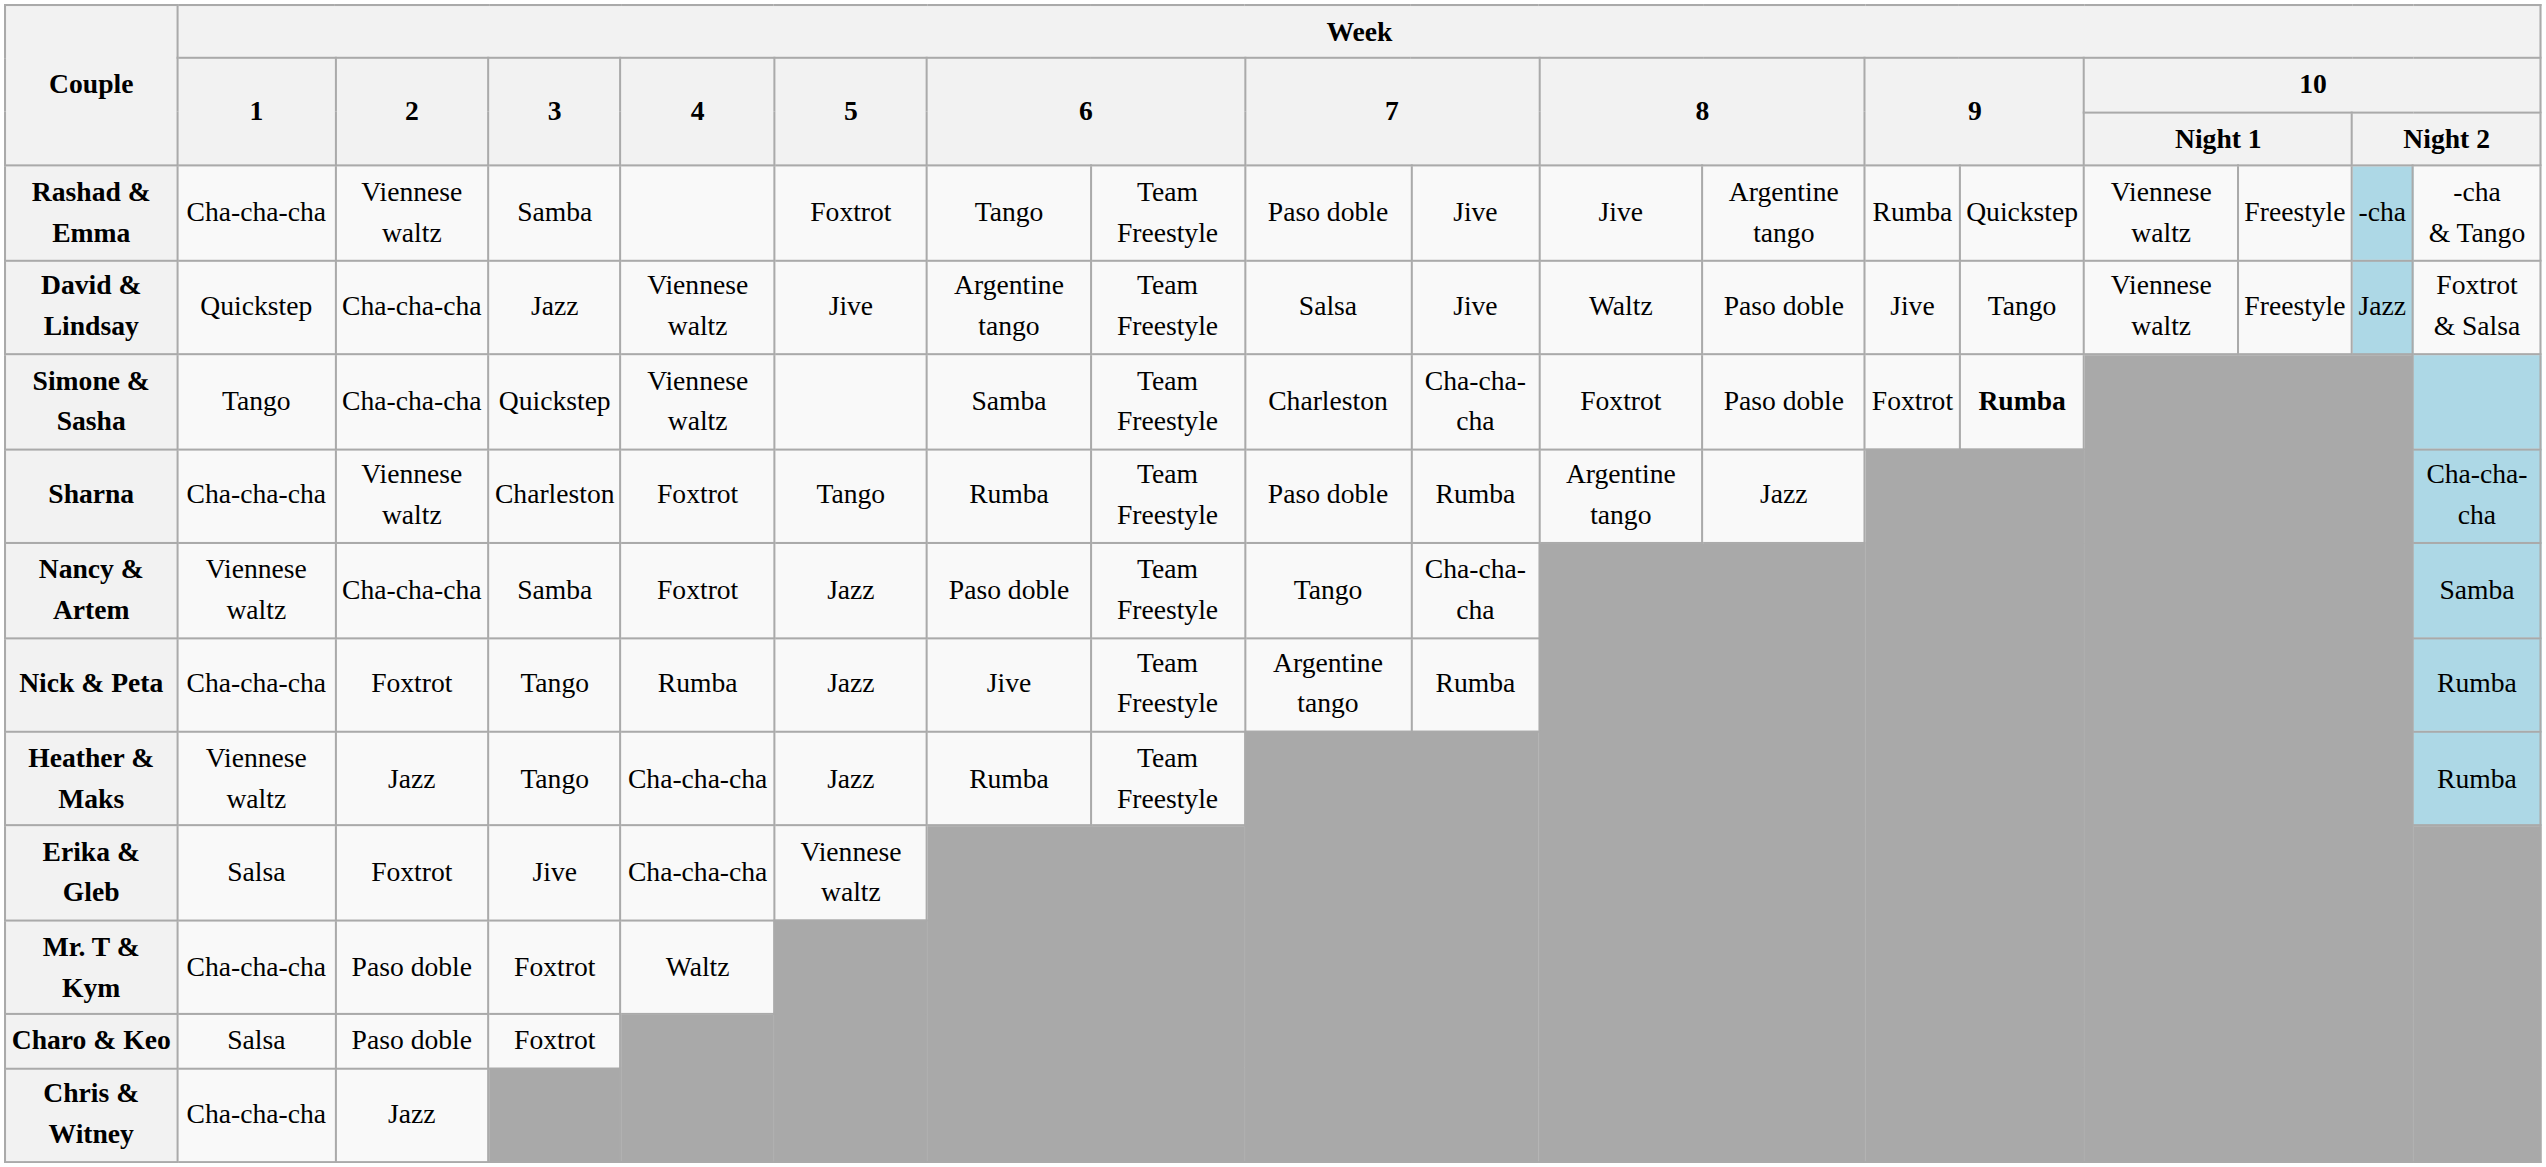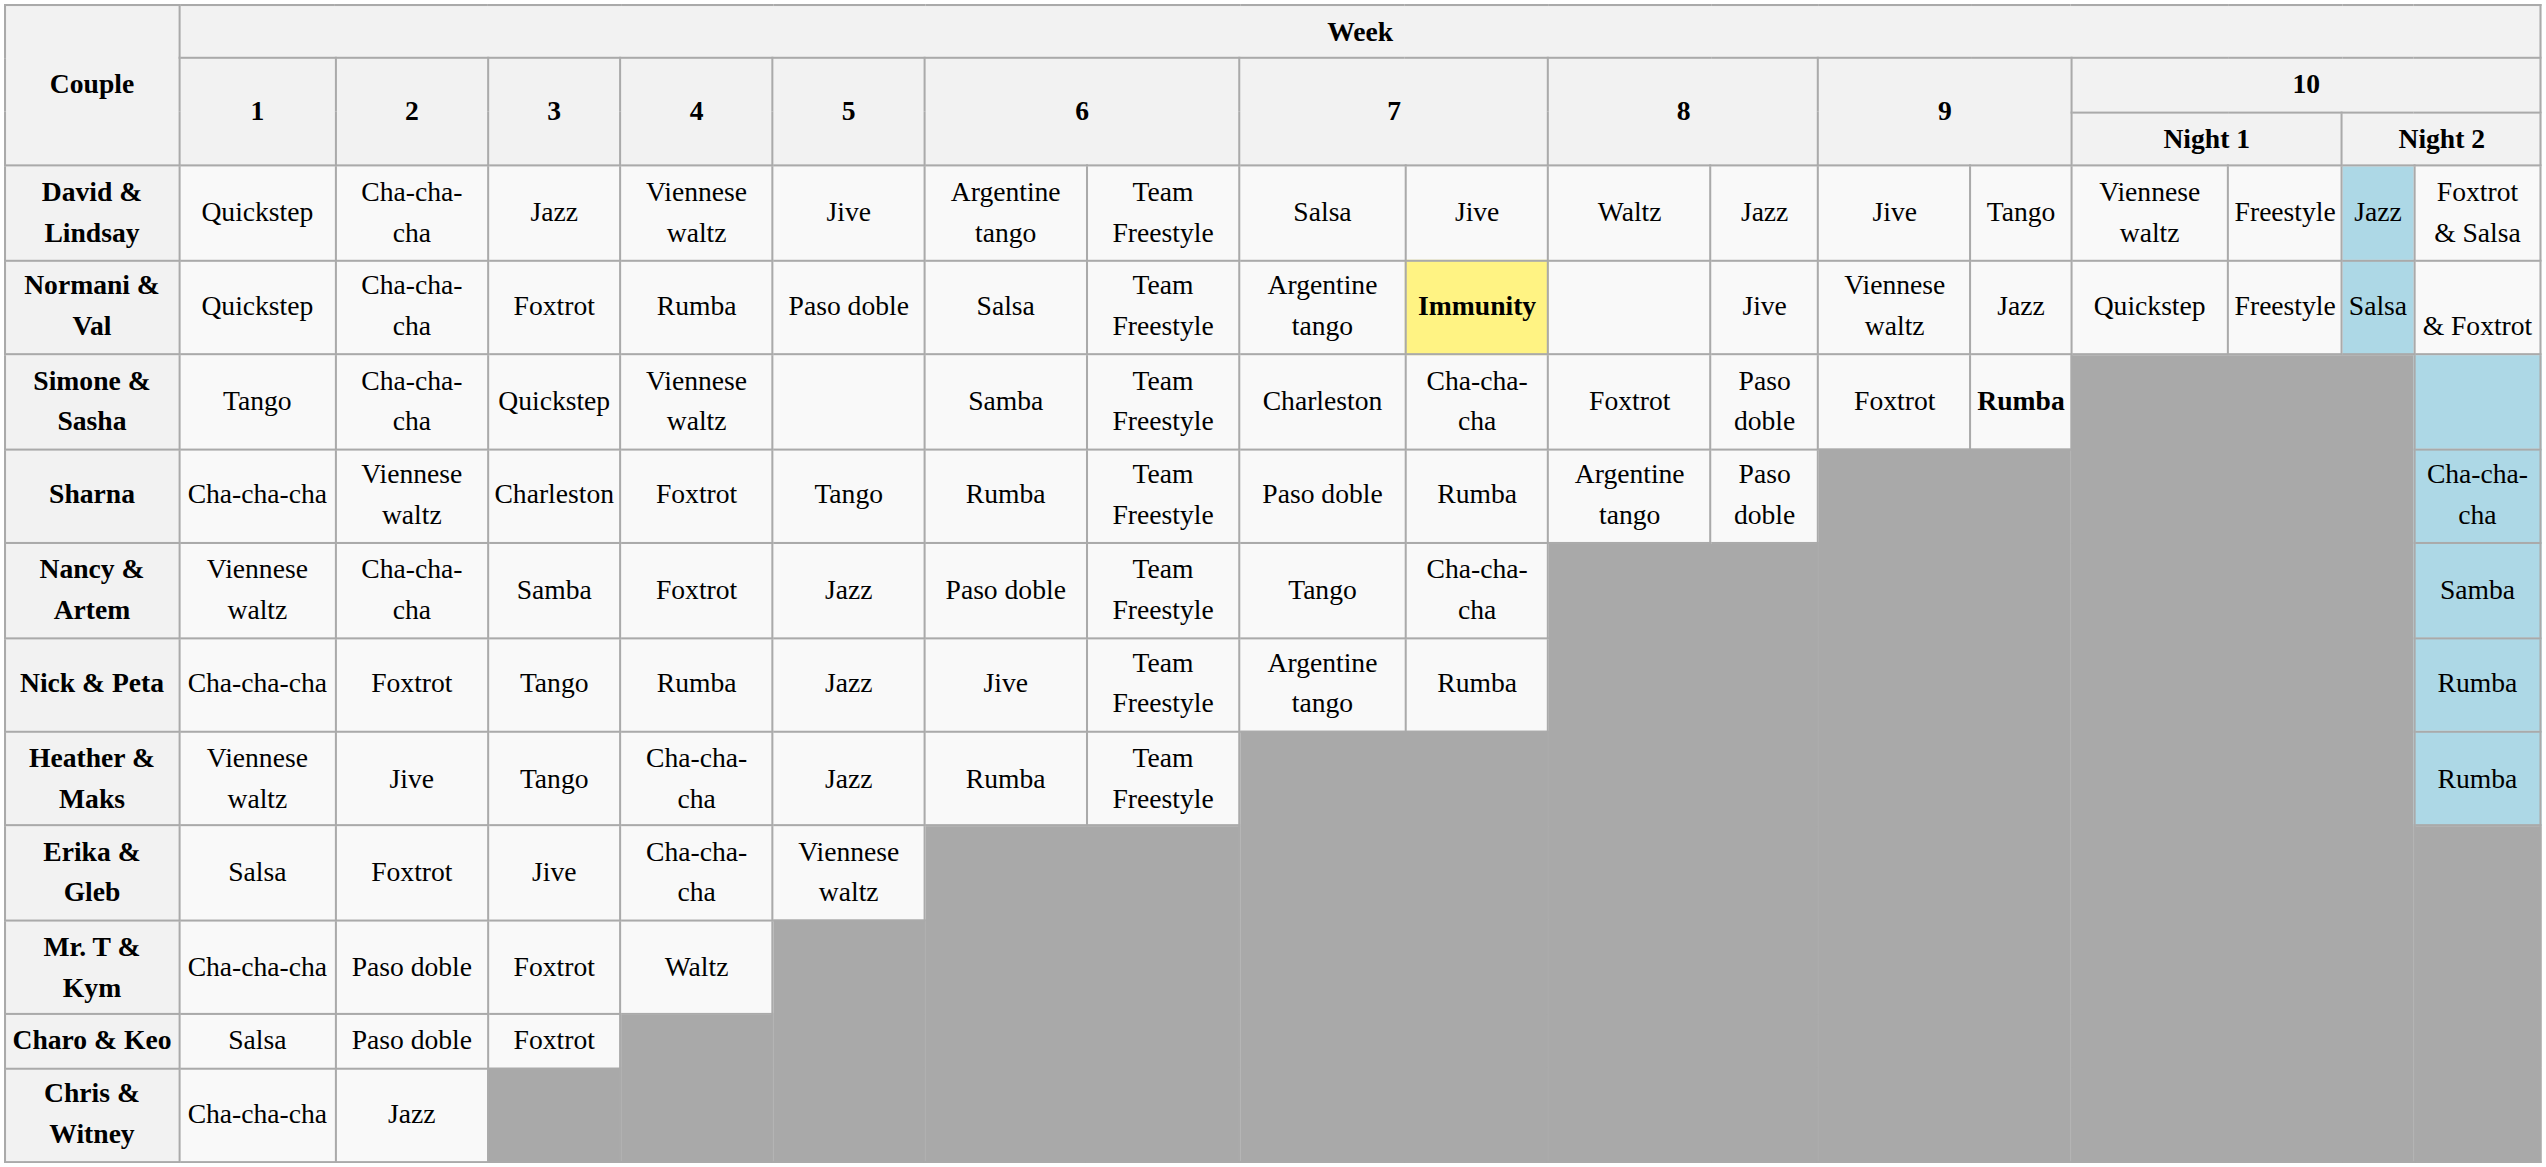- row: (91, 212)
(1784, 306) Paso doble -> (1765, 212) Jazz
+ row: (92, 306)
(1784, 495) Jazz -> (1765, 495) Paso doble
(412, 777) Jazz -> (412, 777) Jive
